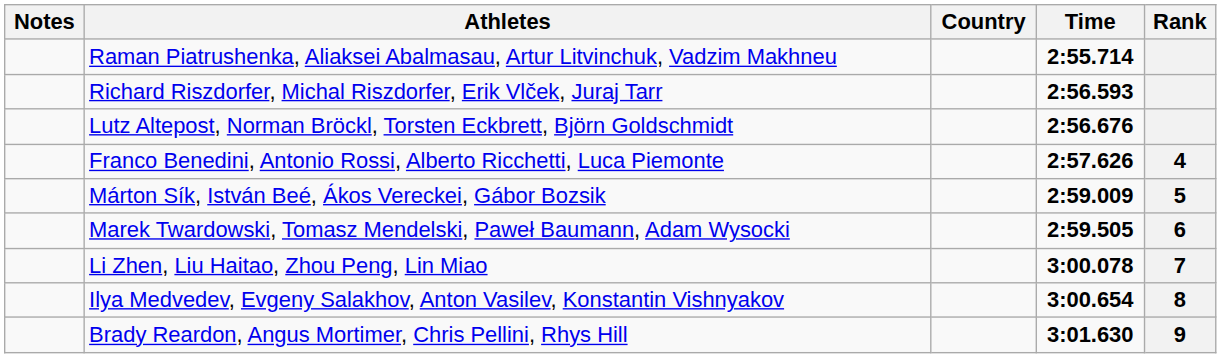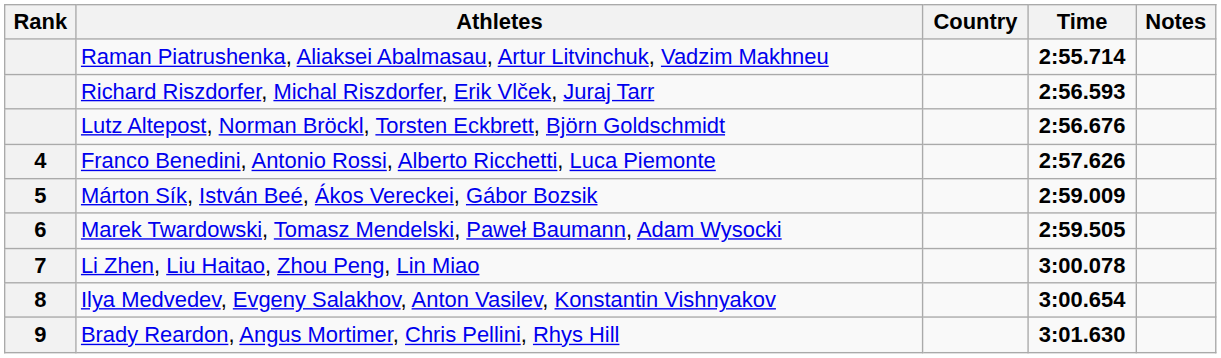columns swapped: (1180, 21) <-> (44, 21)
